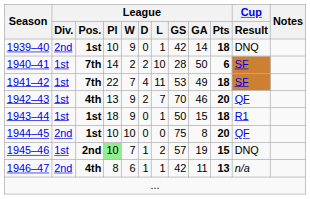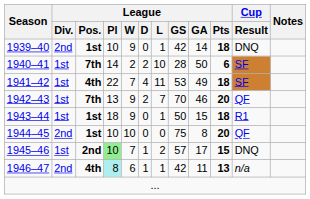(93, 82) 7th -> (93, 82) 4th
(93, 99) 4th -> (93, 99) 7th
(202, 151) 19 -> (202, 151) 17
(115, 168) no background -> (115, 168) paleturquoise background
